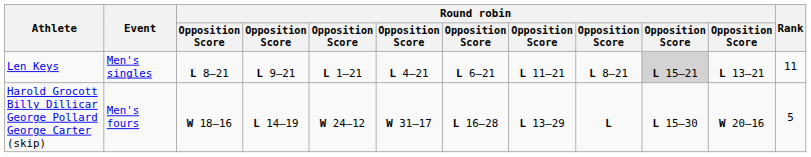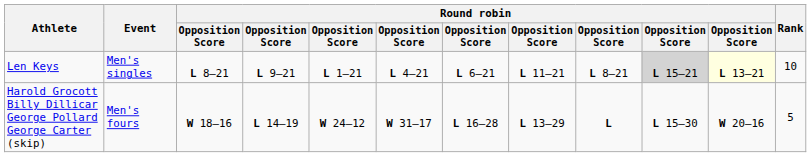(742, 73) no background -> (742, 73) lightyellow background
(791, 67) 11 -> (791, 67) 10
